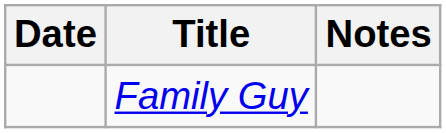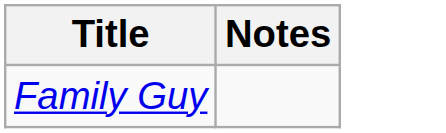- column: (55, 34)
